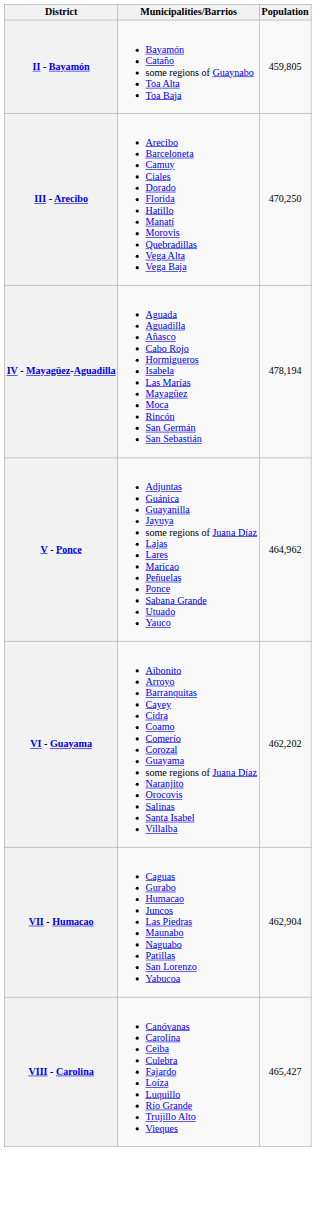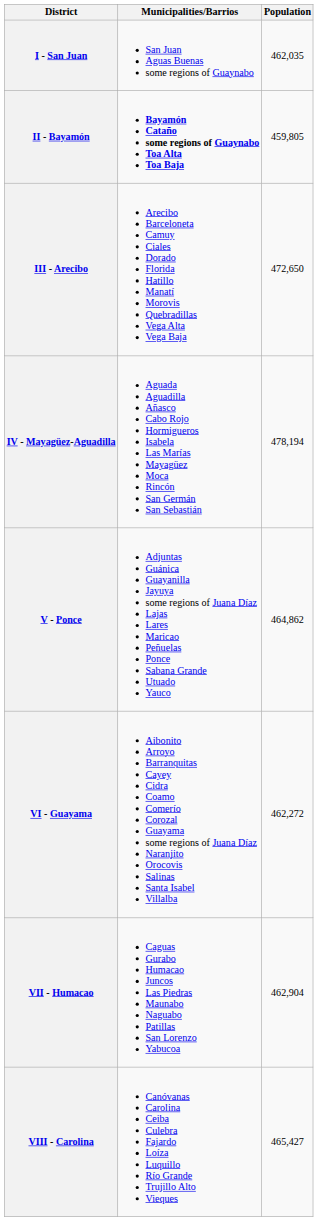+ row: (61, 55)
(189, 72) normal -> (190, 143) bold
(285, 199) 470,250 -> (287, 269) 472,650
(285, 549) 464,962 -> (287, 619) 464,862
(285, 744) 462,202 -> (287, 814) 462,272
